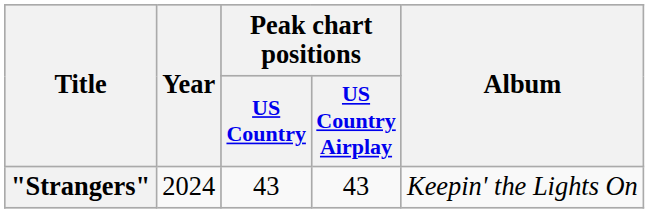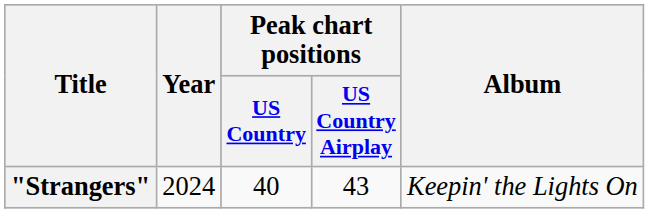(266, 186) 43 -> (266, 186) 40
